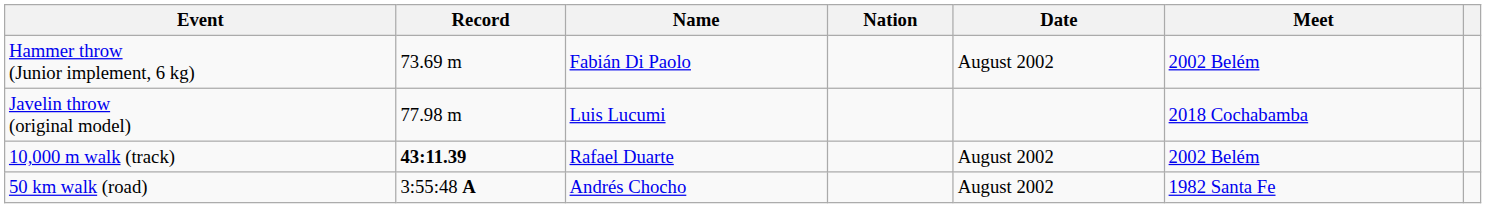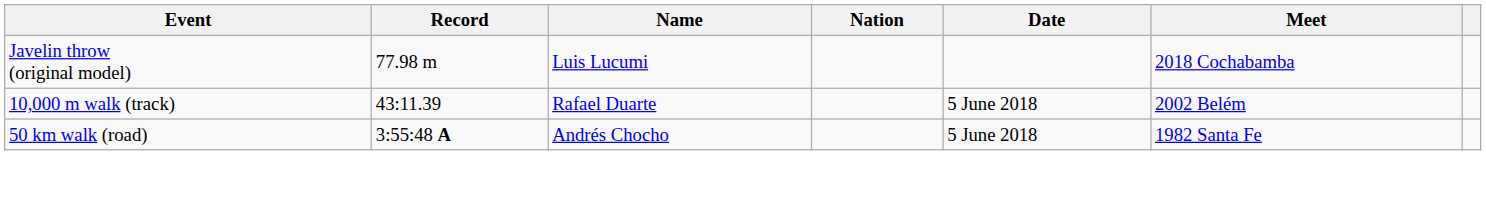- row: (102, 61)
(433, 156) bold -> (408, 103) normal
(1006, 156) August 2002 -> (992, 103) 5 June 2018
(1006, 187) August 2002 -> (992, 134) 5 June 2018
